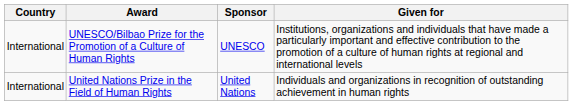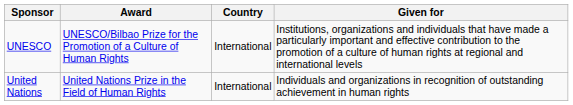columns swapped: (35, 12) <-> (246, 12)
